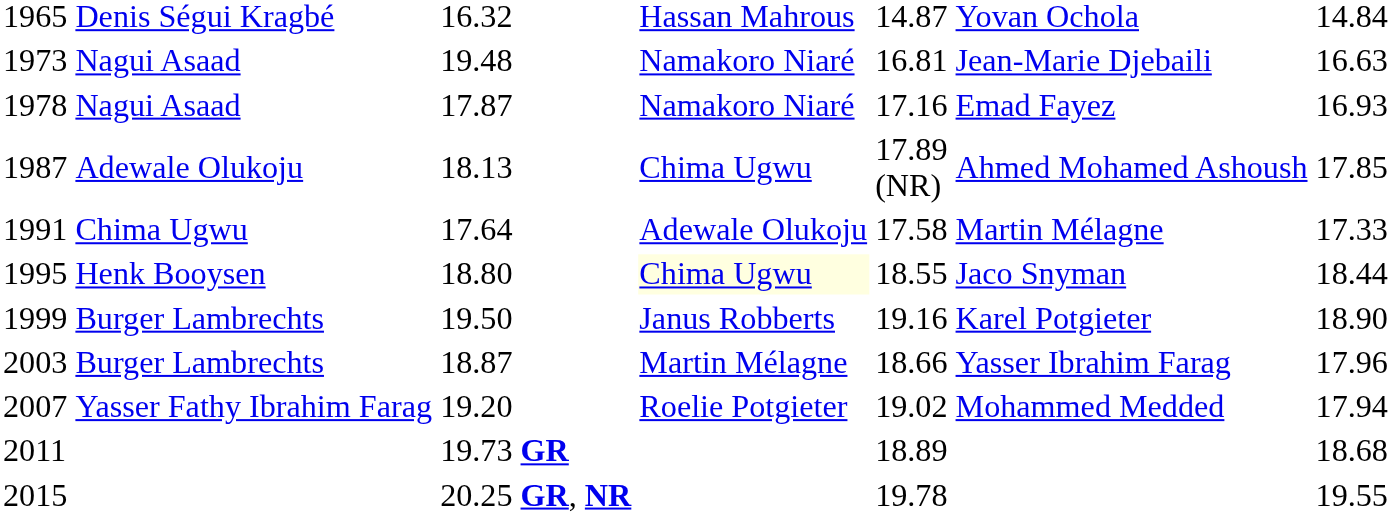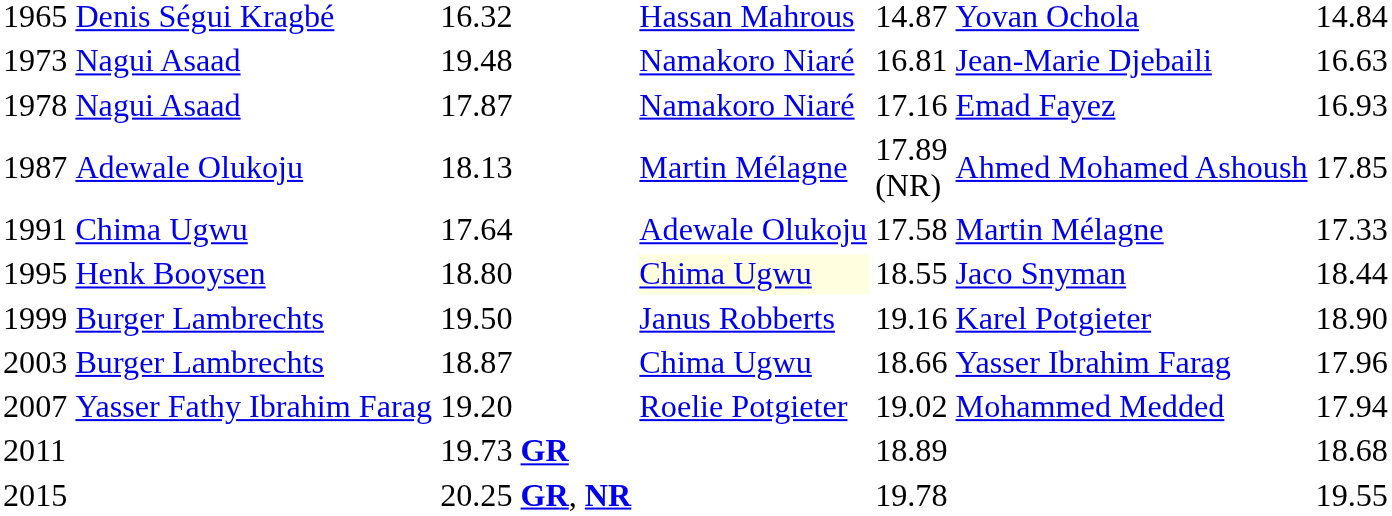(726, 167) Chima Ugwu -> (743, 167) Martin Mélagne
(743, 362) Martin Mélagne -> (726, 362) Chima Ugwu
